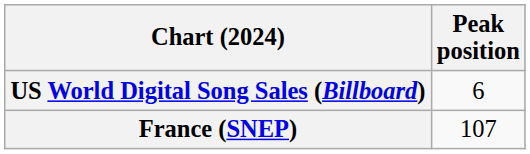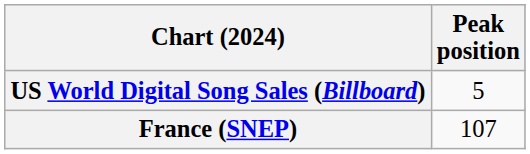(478, 90) 6 -> (478, 90) 5
